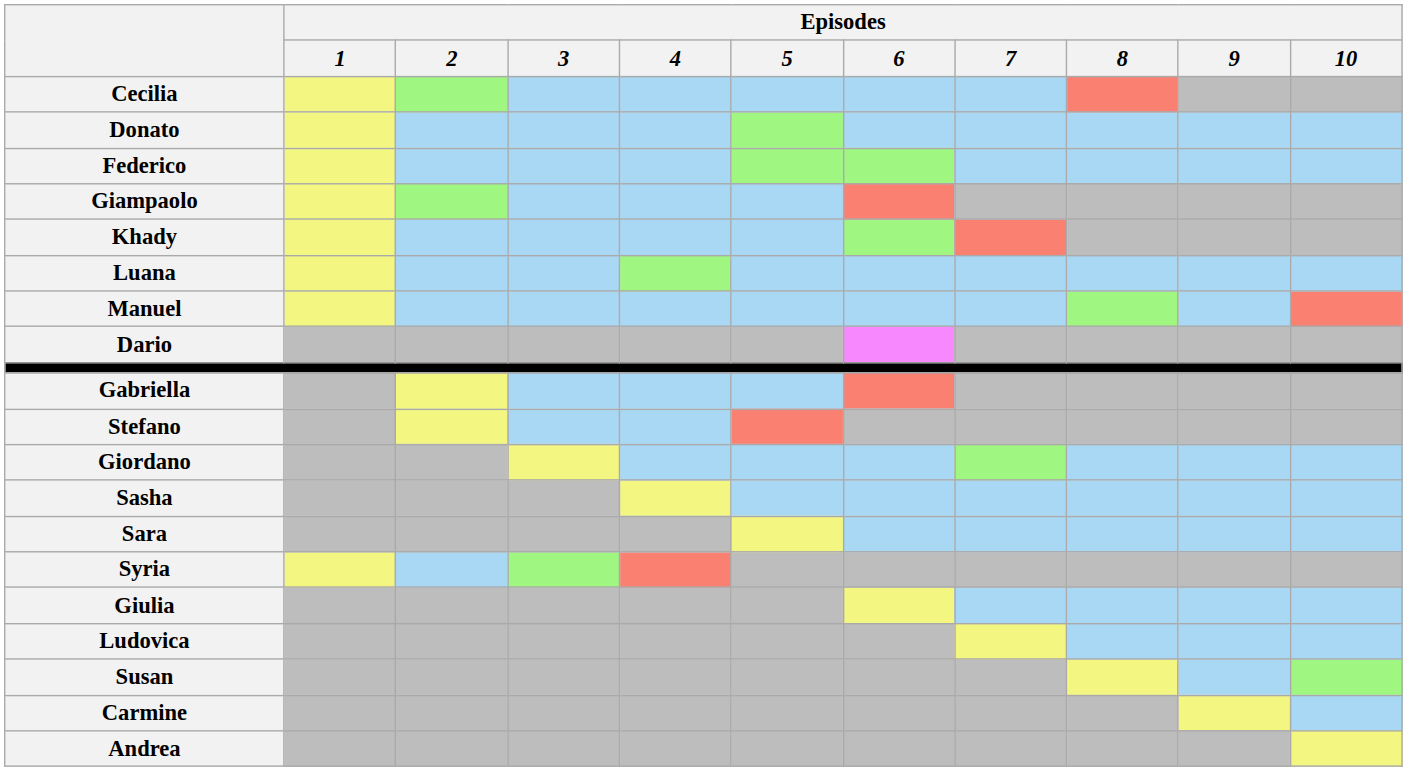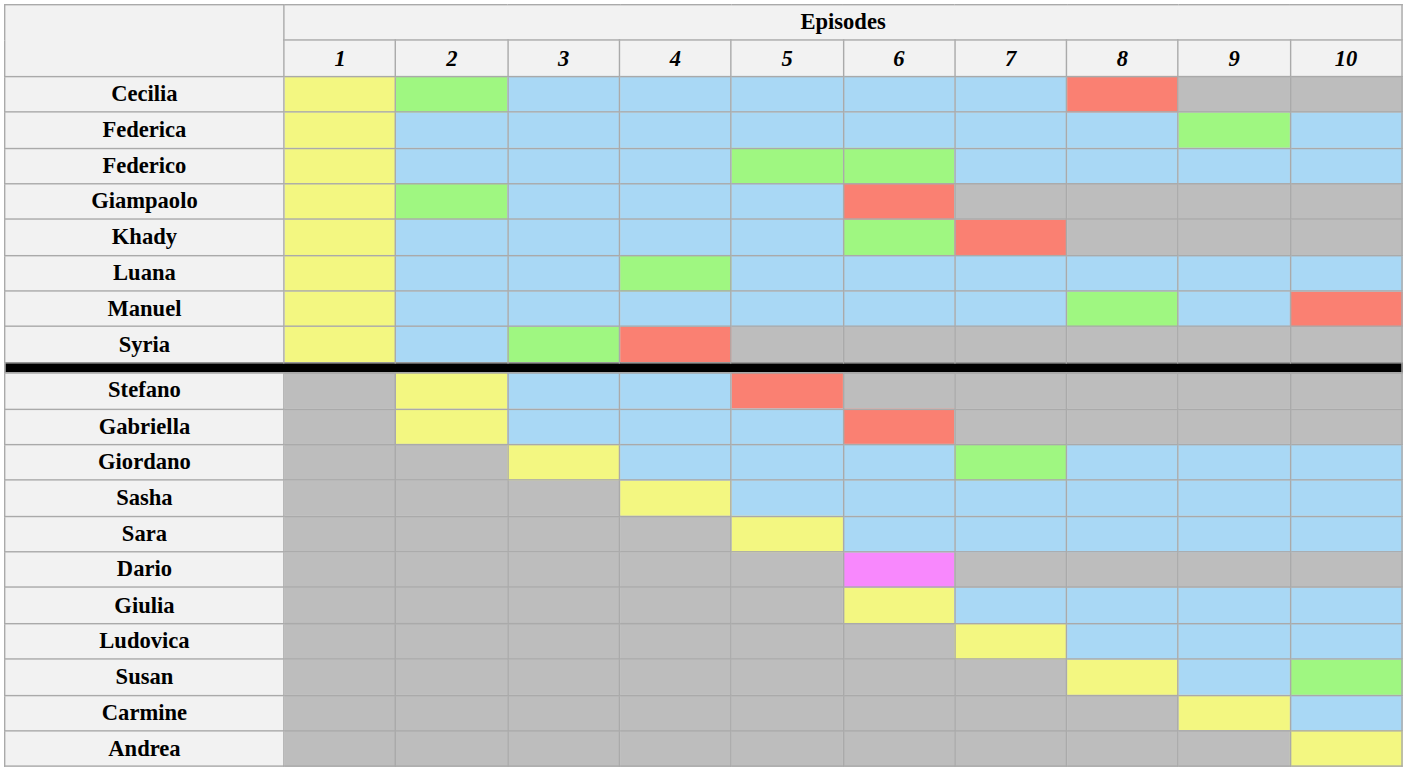- row: (144, 129)
+ row: (144, 129)
rows swapped: (144, 569) <-> (144, 344)
rows swapped: (144, 426) <-> (144, 390)
